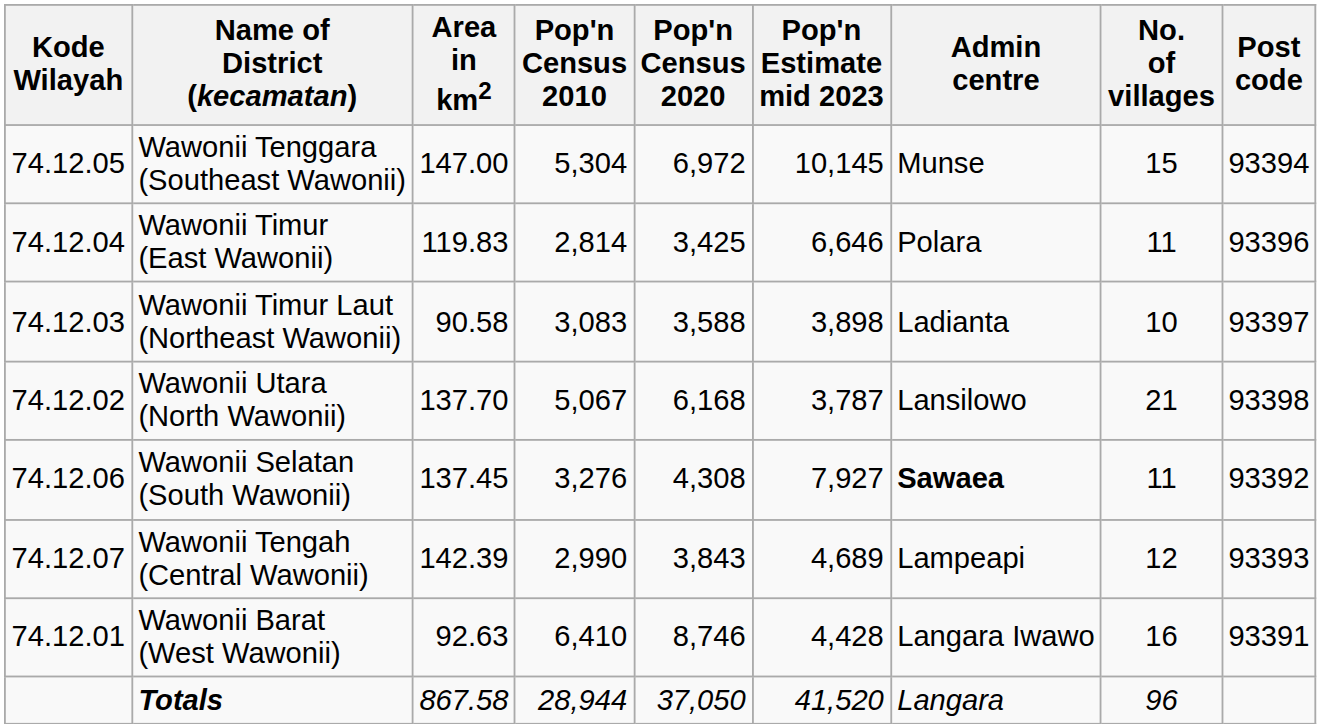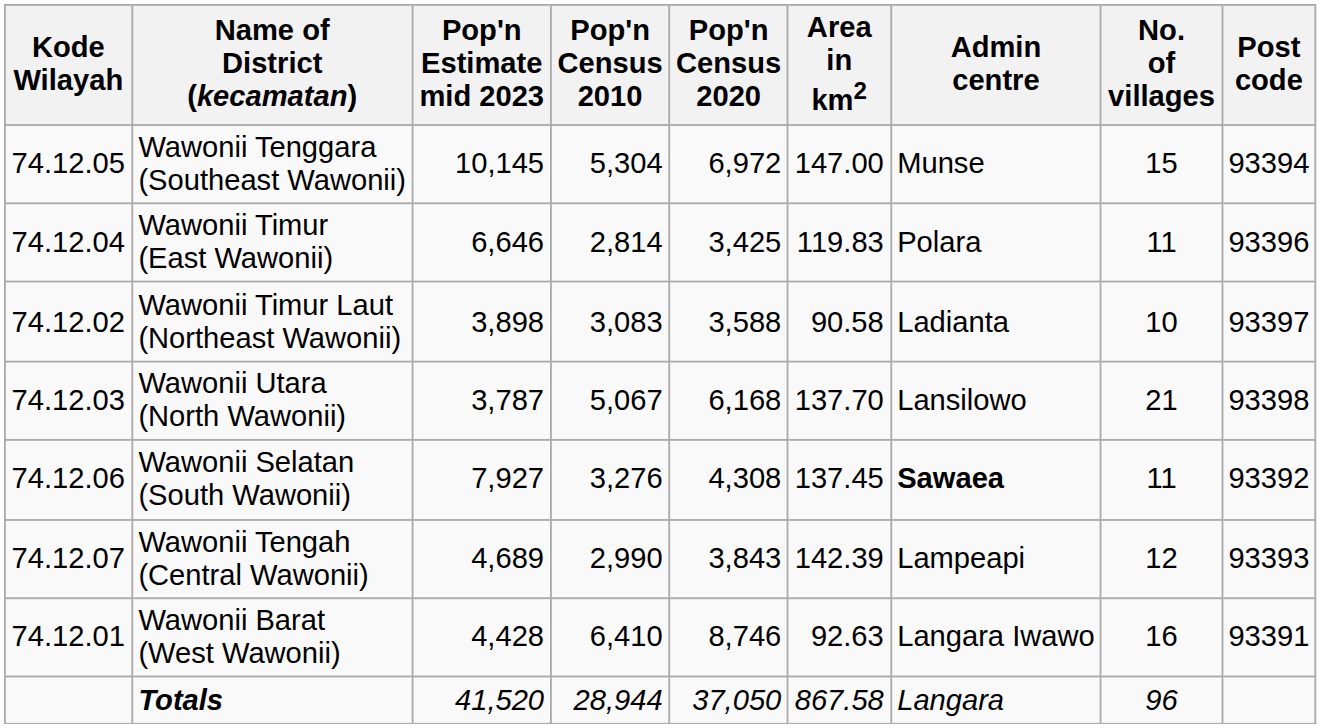columns swapped: (464, 64) <-> (821, 64)
(68, 321) 74.12.03 -> (68, 321) 74.12.02
(68, 400) 74.12.02 -> (68, 400) 74.12.03
